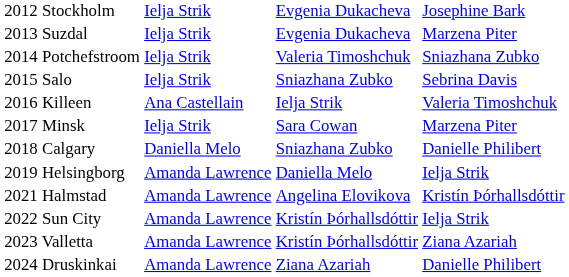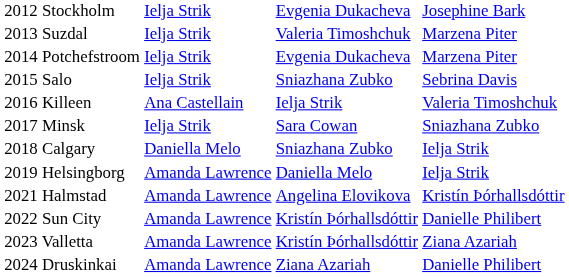(343, 33) Evgenia Dukacheva -> (343, 33) Valeria Timoshchuk
(343, 56) Valeria Timoshchuk -> (343, 56) Evgenia Dukacheva
(481, 56) Sniazhana Zubko -> (470, 56) Marzena Piter
(470, 126) Marzena Piter -> (481, 126) Sniazhana Zubko
(482, 149) Danielle Philibert -> (456, 149) Ielja Strik
(456, 218) Ielja Strik -> (482, 218) Danielle Philibert
